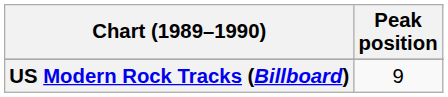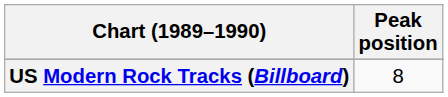(398, 75) 9 -> (398, 75) 8
